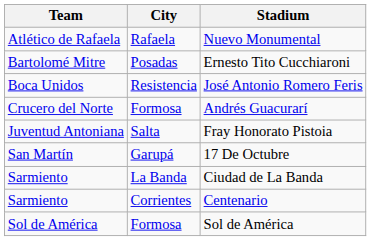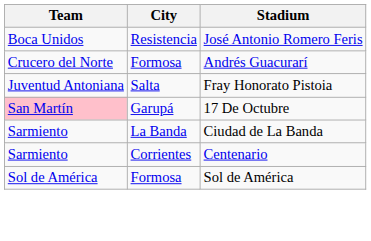- row: (262, 39)
- row: (277, 62)
(40, 154) no background -> (40, 108) pink background
